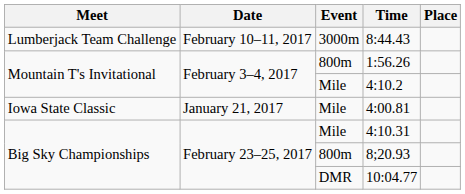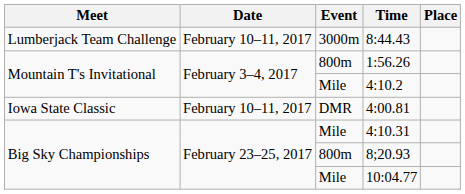(233, 108) January 21, 2017 -> (247, 108) February 10–11, 2017
(333, 108) Mile -> (335, 108) DMR
(335, 177) DMR -> (333, 177) Mile
